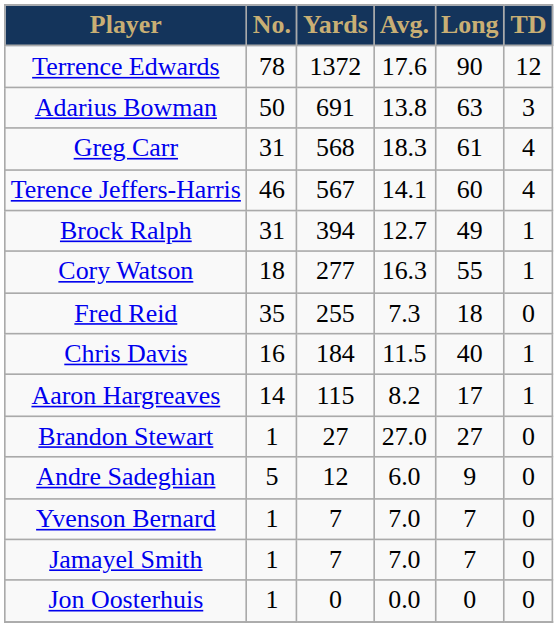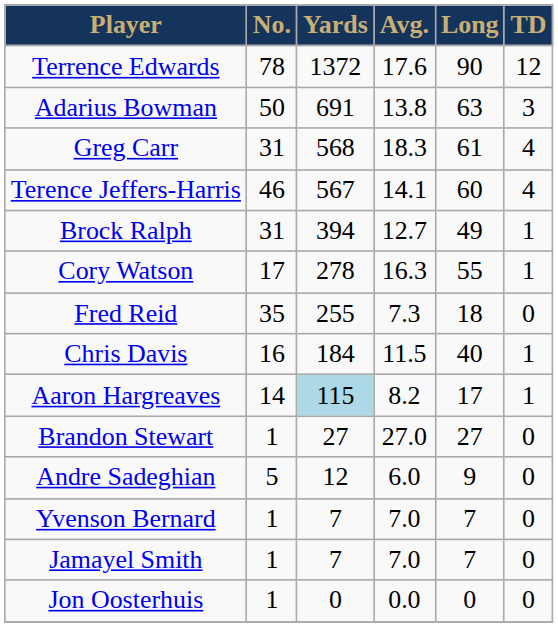(272, 271) 18 -> (272, 271) 17
(335, 271) 277 -> (335, 271) 278
(335, 395) no background -> (335, 395) lightblue background
